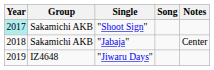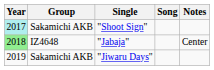(16, 42) no background -> (16, 42) lightgreen background
(61, 42) Sakamichi AKB -> (44, 42) IZ4648
(44, 57) IZ4648 -> (61, 57) Sakamichi AKB
